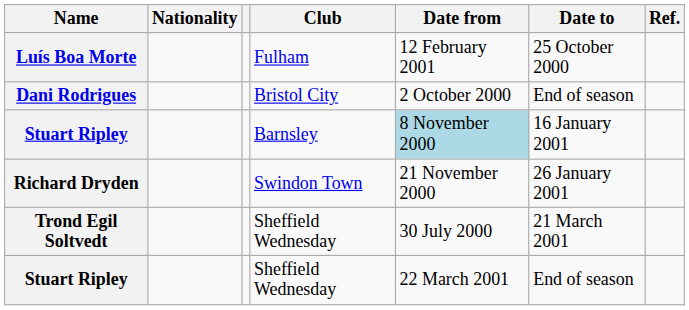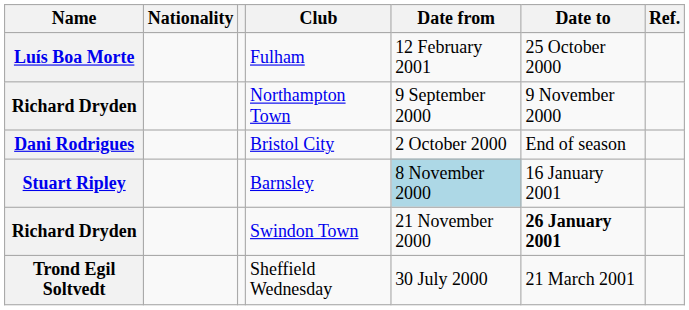+ row: (74, 105)
(572, 182) normal -> (568, 231) bold
- row: (76, 279)
